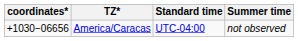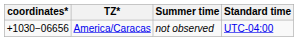columns swapped: (189, 12) <-> (259, 12)
